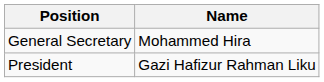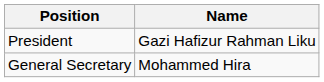rows swapped: (40, 64) <-> (70, 40)
